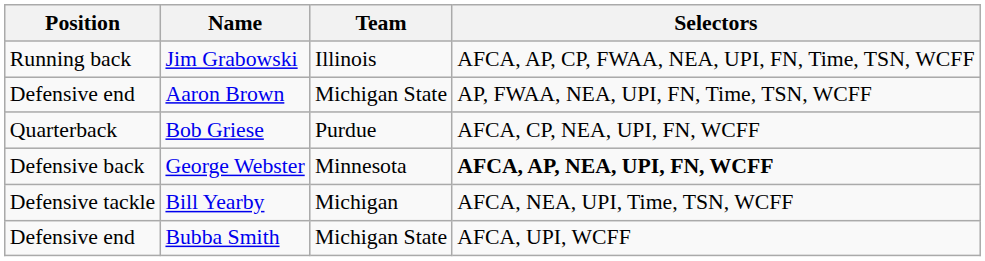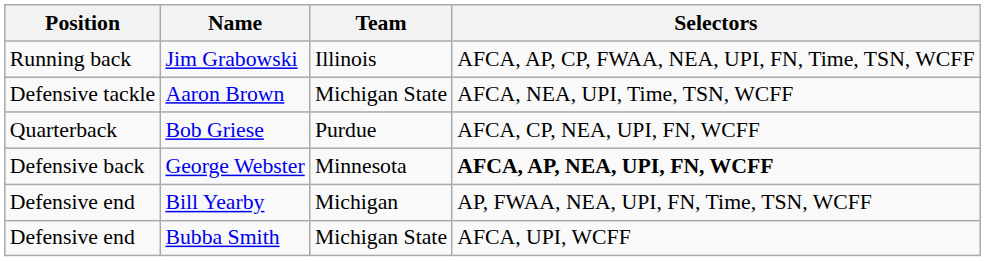(72, 94) Defensive end -> (83, 94) Defensive tackle
(665, 94) AP, FWAA, NEA, UPI, FN, Time, TSN, WCFF -> (625, 94) AFCA, NEA, UPI, Time, TSN, WCFF
(83, 202) Defensive tackle -> (72, 202) Defensive end
(625, 202) AFCA, NEA, UPI, Time, TSN, WCFF -> (665, 202) AP, FWAA, NEA, UPI, FN, Time, TSN, WCFF
